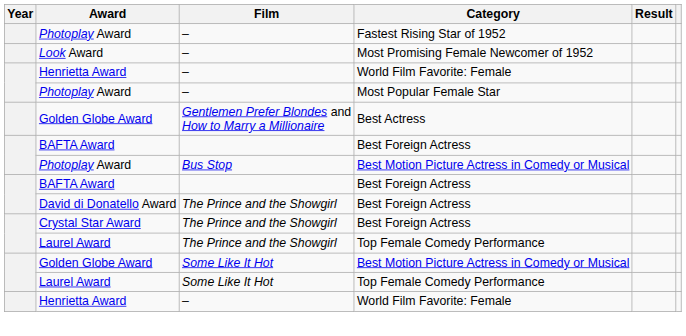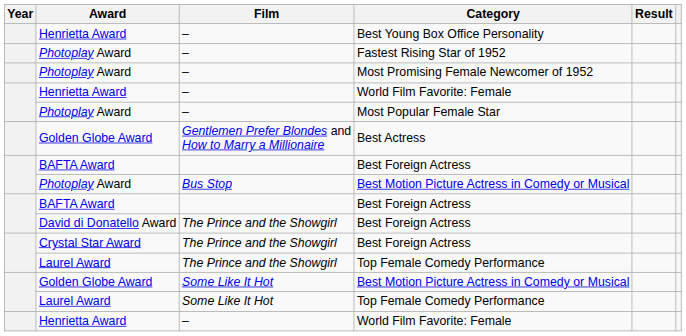+ row: (185, 33)
(71, 53) Look Award -> (85, 72) Photoplay Award
